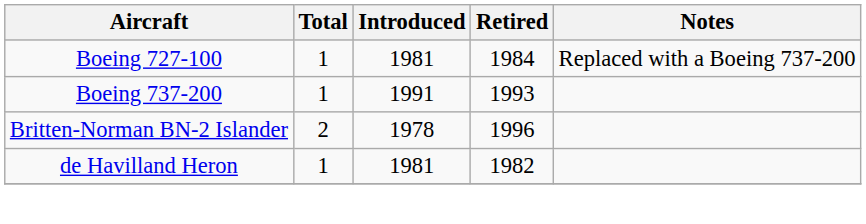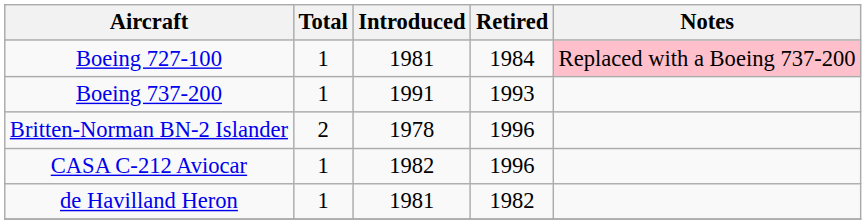(707, 58) no background -> (707, 58) pink background
+ row: (149, 165)
